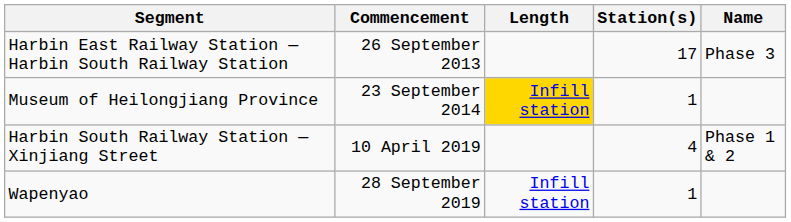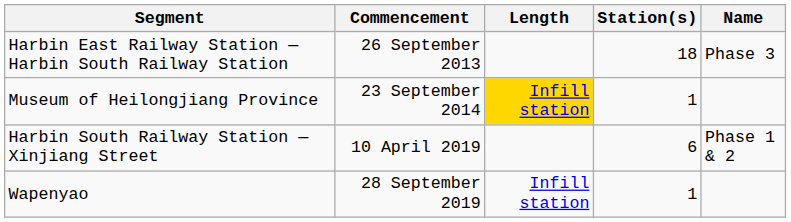(687, 55) 17 -> (687, 55) 18
(692, 148) 4 -> (692, 148) 6
